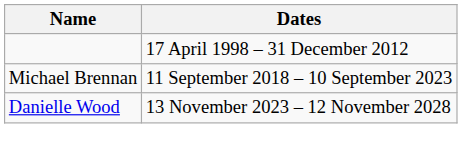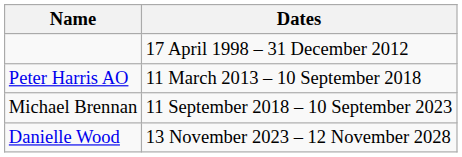+ row: (69, 78)
